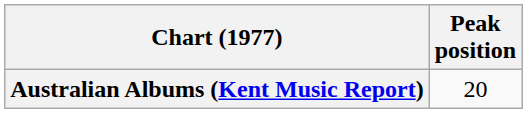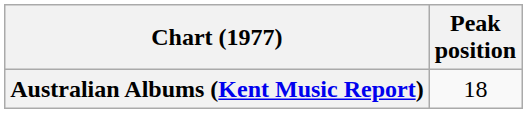(475, 88) 20 -> (475, 88) 18
